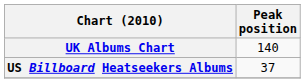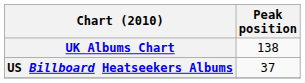(268, 48) 140 -> (268, 48) 138
